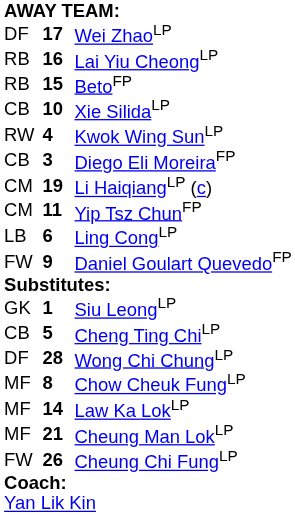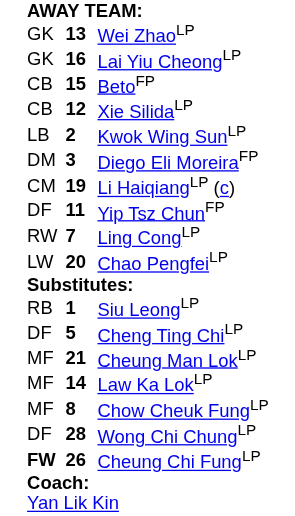(16, 33) DF -> (40, 33) GK
(53, 33) 17 -> (76, 33) 13
(17, 58) RB -> (40, 58) GK
(17, 84) RB -> (40, 84) CB
(53, 109) 10 -> (76, 109) 12
(19, 134) RW -> (38, 134) LB
(48, 134) 4 -> (71, 134) 2
(17, 160) CB -> (41, 160) DM
(18, 211) CM -> (39, 211) DF
(15, 236) LB -> (42, 236) RW
(48, 236) 6 -> (71, 236) 7
+ row: (163, 261)
- row: (183, 261)
(17, 307) GK -> (40, 307) RB
(17, 332) CB -> (39, 332) DF
rows swapped: (154, 358) <-> (154, 434)
rows swapped: (160, 383) <-> (132, 408)
(18, 459) normal -> (41, 459) bold
